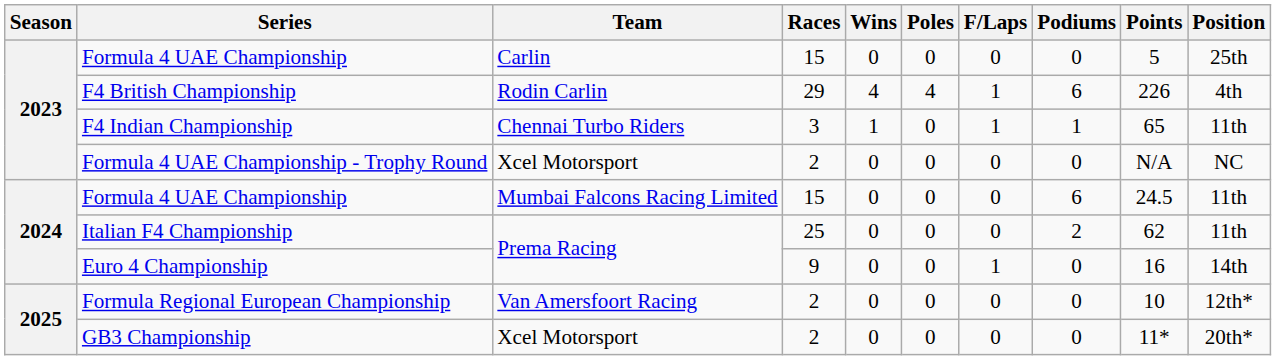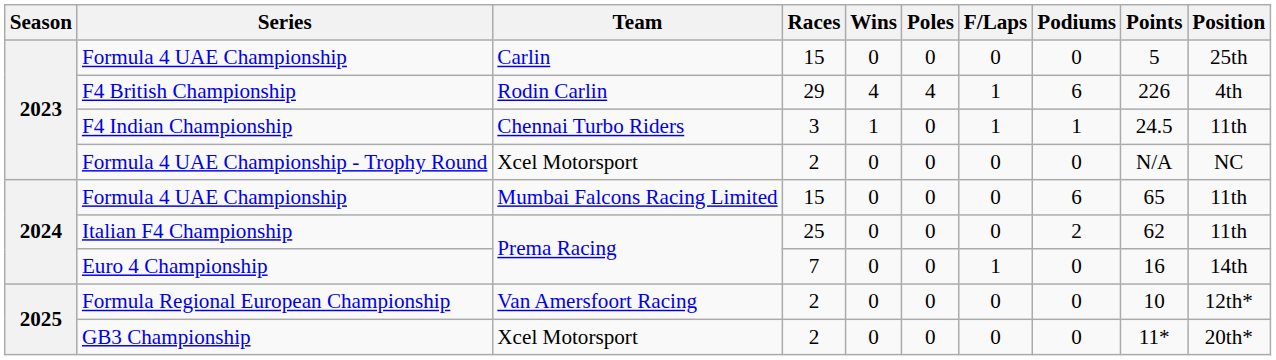(1154, 127) 65 -> (1154, 127) 24.5
(1154, 196) 24.5 -> (1154, 196) 65
(814, 266) 9 -> (814, 266) 7
